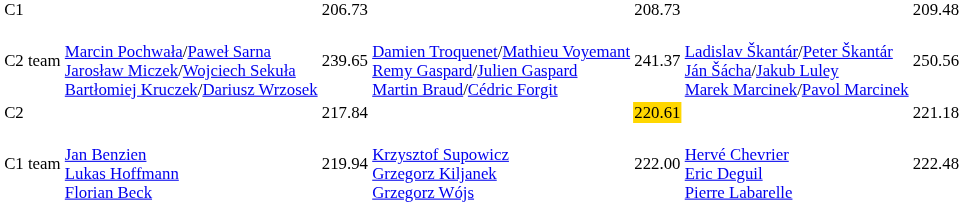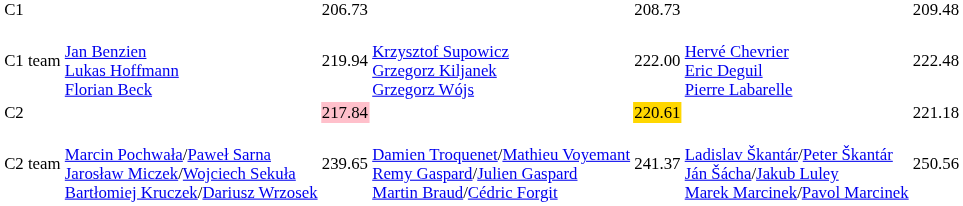rows swapped: (32, 163) <-> (32, 61)
(345, 112) no background -> (345, 112) pink background
